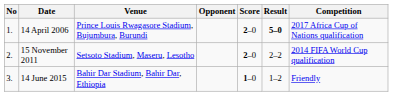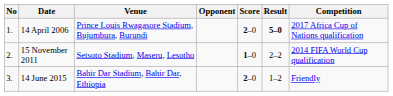(250, 54) 2–0 -> (250, 54) 1–0
(250, 78) 1–0 -> (250, 78) 2–0
